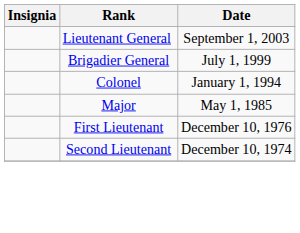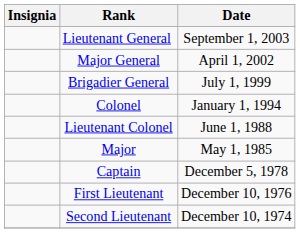+ row: (119, 60)
+ row: (119, 127)
+ row: (119, 171)
